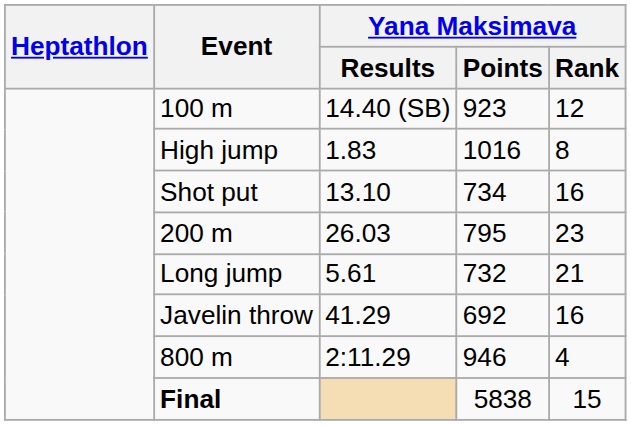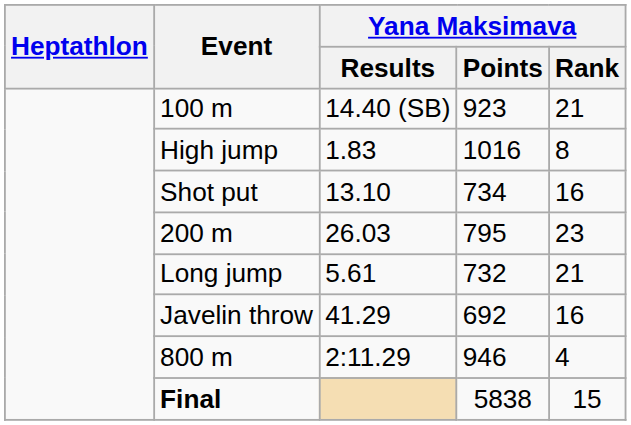(570, 109) 12 -> (570, 109) 21
